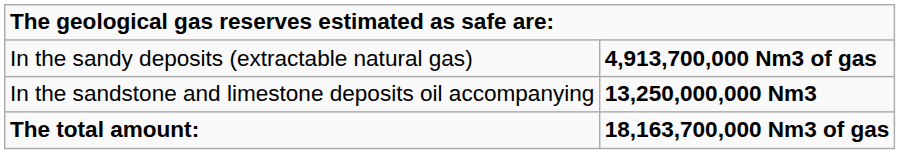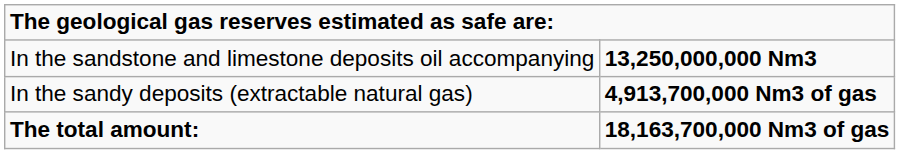rows swapped: (241, 58) <-> (302, 93)
